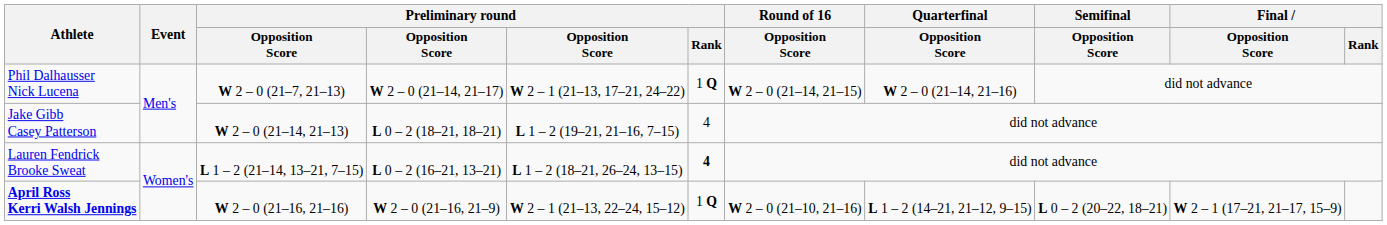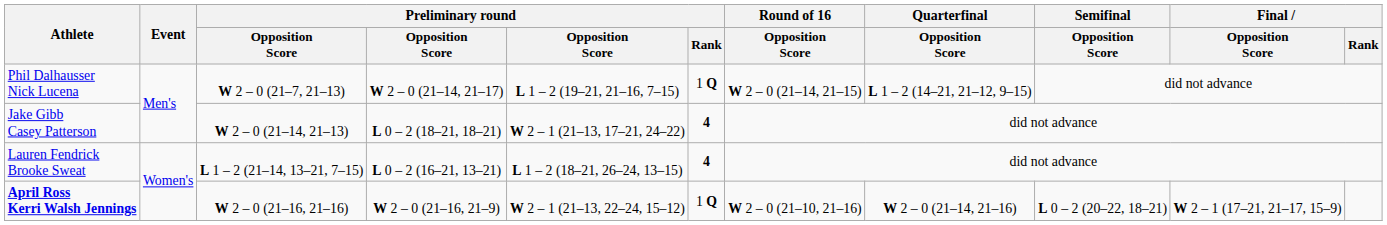(597, 92) W 2 – 1 (21–13, 17–21, 24–22) -> (597, 92) L 1 – 2 (19–21, 21–16, 7–15)
(950, 92) W 2 – 0 (21–14, 21–16) -> (950, 92) L 1 – 2 (14–21, 21–12, 9–15)
(597, 131) L 1 – 2 (19–21, 21–16, 7–15) -> (597, 131) W 2 – 1 (21–13, 17–21, 24–22)
(707, 123) normal -> (707, 123) bold
(950, 209) L 1 – 2 (14–21, 21–12, 9–15) -> (950, 209) W 2 – 0 (21–14, 21–16)
